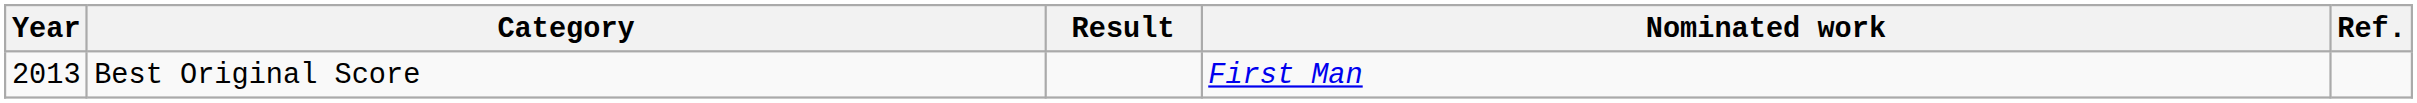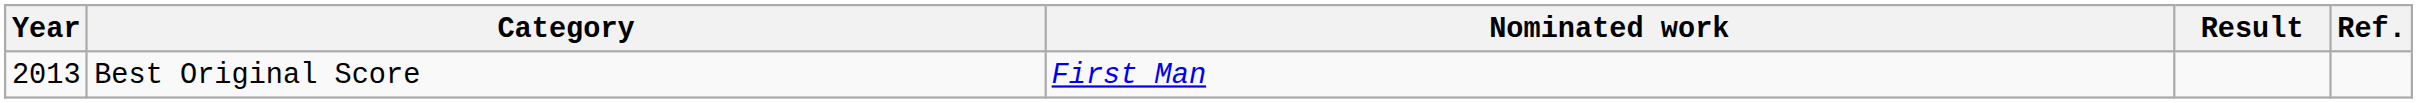columns swapped: (1766, 28) <-> (1123, 28)
